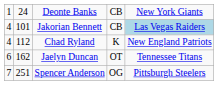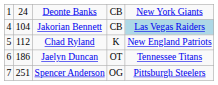(23, 27) 101 -> (23, 27) 104
(9, 42) 4 -> (9, 42) 5
(23, 57) 162 -> (23, 57) 186
